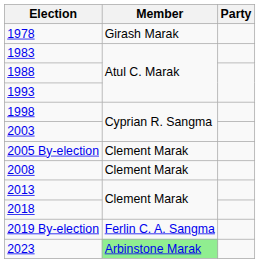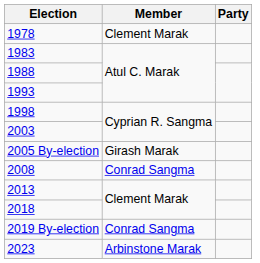(142, 33) Girash Marak -> (146, 33) Clement Marak
(146, 151) Clement Marak -> (142, 151) Girash Marak
(146, 170) Clement Marak -> (150, 170) Conrad Sangma
(160, 229) Ferlin C. A. Sangma -> (150, 229) Conrad Sangma
(153, 248) lightgreen background -> (153, 248) no background
